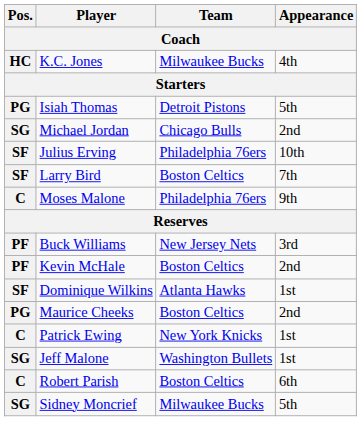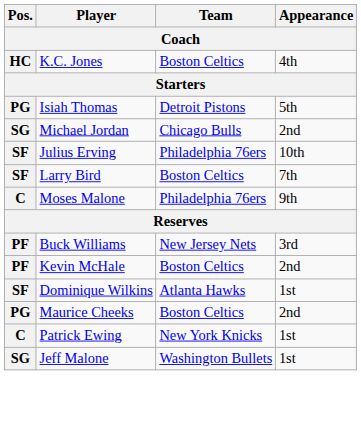(212, 61) Milwaukee Bucks -> (202, 61) Boston Celtics
- row: (79, 381)
- row: (88, 404)
